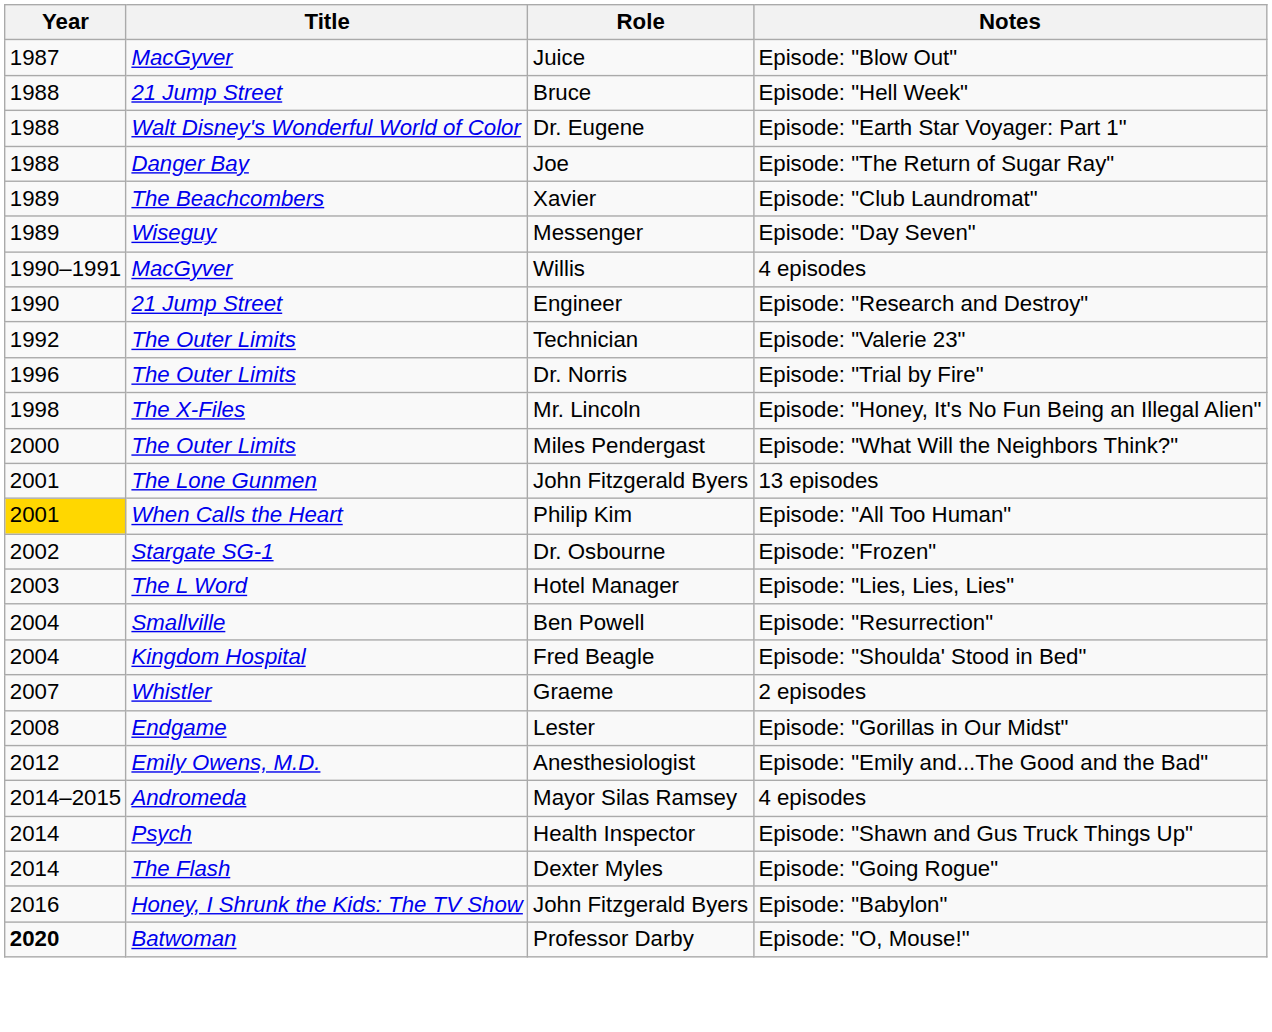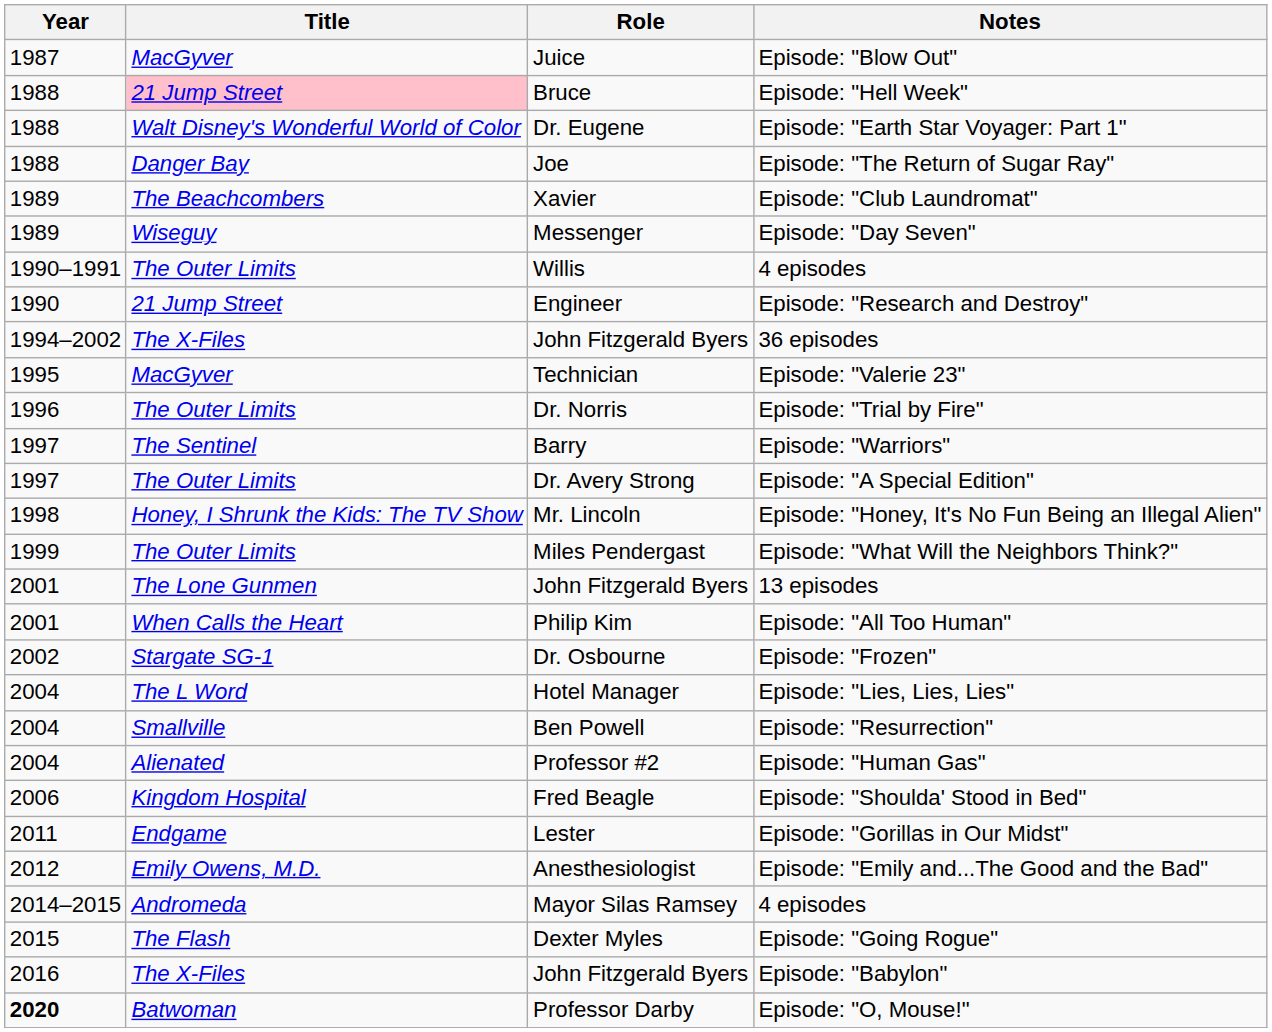(207, 92) no background -> (207, 92) pink background
(182, 269) MacGyver -> (214, 269) The Outer Limits
+ row: (641, 339)
(35, 339) 1992 -> (35, 374) 1995
(214, 339) The Outer Limits -> (182, 374) MacGyver
+ row: (560, 445)
+ row: (614, 480)
(188, 410) The X-Files -> (327, 515) Honey, I Shrunk the Kids: The TV Show
(35, 445) 2000 -> (35, 551) 1999
(35, 515) gold background -> (35, 621) no background
(35, 586) 2003 -> (35, 692) 2004
+ row: (596, 762)
(35, 657) 2004 -> (35, 798) 2006
- row: (573, 692)
(35, 727) 2008 -> (34, 833) 2011
- row: (614, 833)
(35, 868) 2014 -> (35, 939) 2015
(327, 903) Honey, I Shrunk the Kids: The TV Show -> (188, 974) The X-Files
